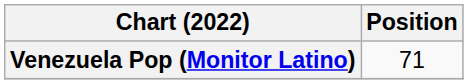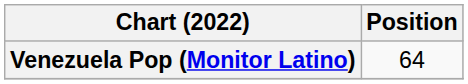(412, 59) 71 -> (412, 59) 64
